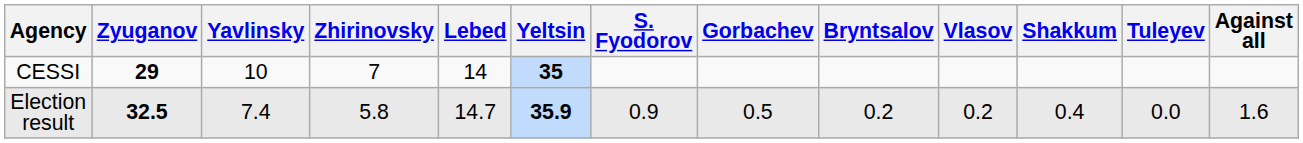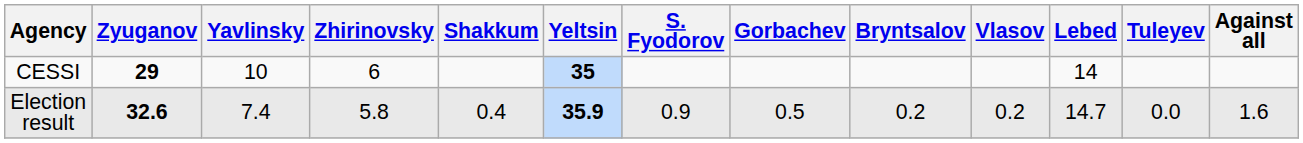columns swapped: (475, 31) <-> (1070, 31)
(374, 72) 7 -> (374, 72) 6
(147, 113) 32.5 -> (147, 113) 32.6
